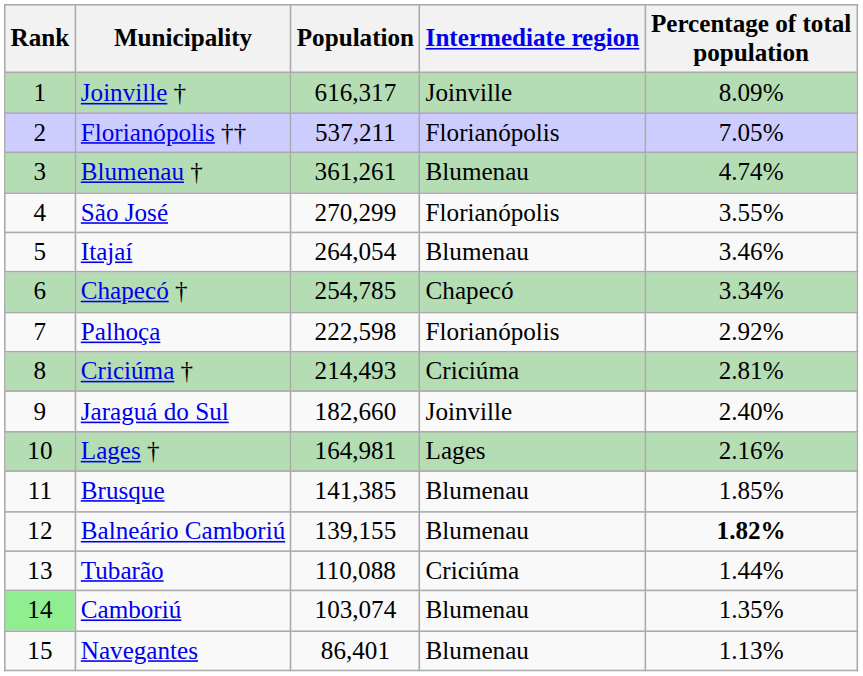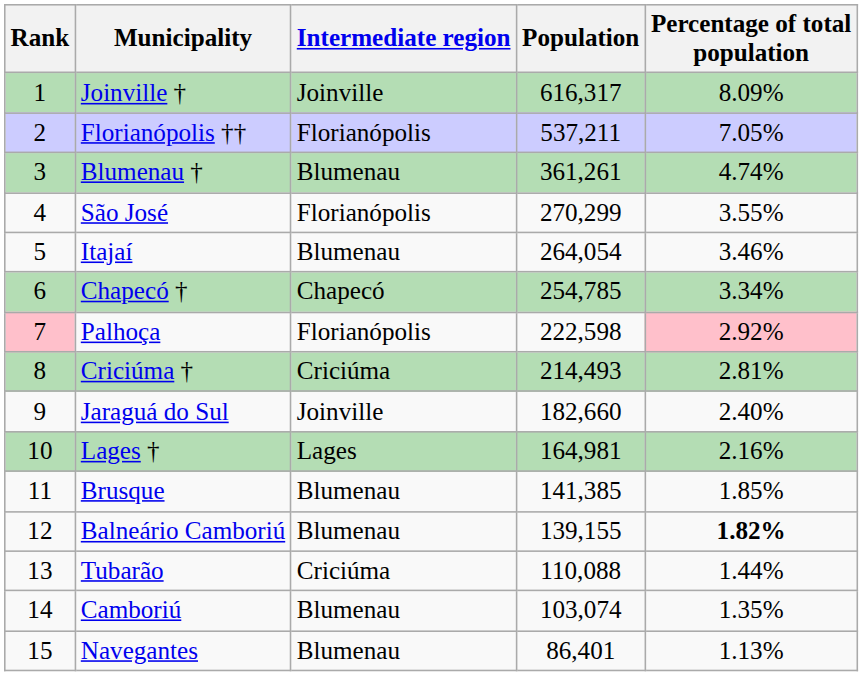columns swapped: (532, 38) <-> (355, 38)
(40, 331) no background -> (40, 331) pink background
(751, 331) no background -> (751, 331) pink background
(40, 610) lightgreen background -> (40, 610) no background
